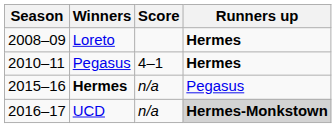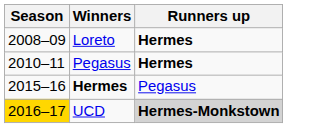- column: (159, 16)
(37, 110) no background -> (37, 110) gold background
